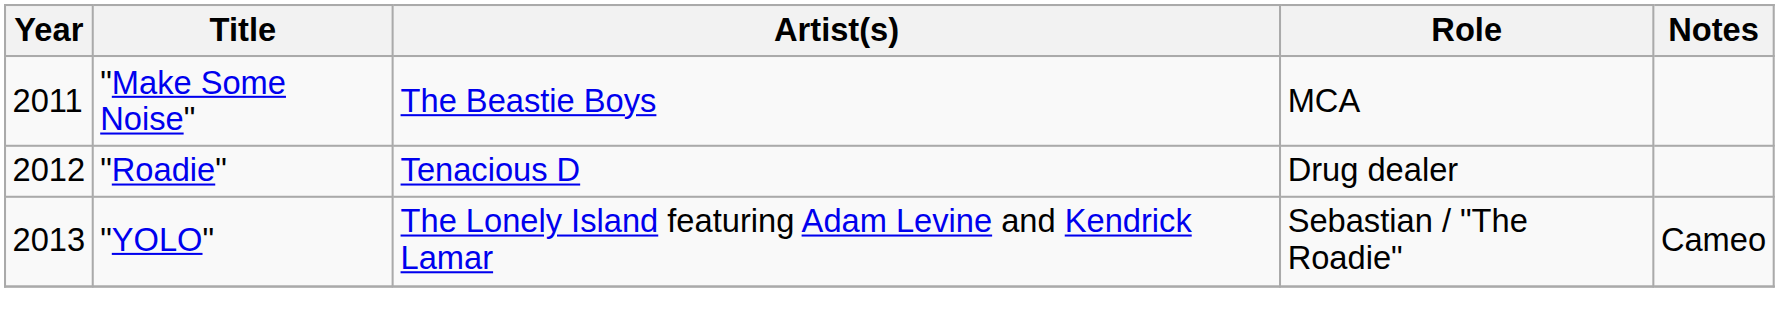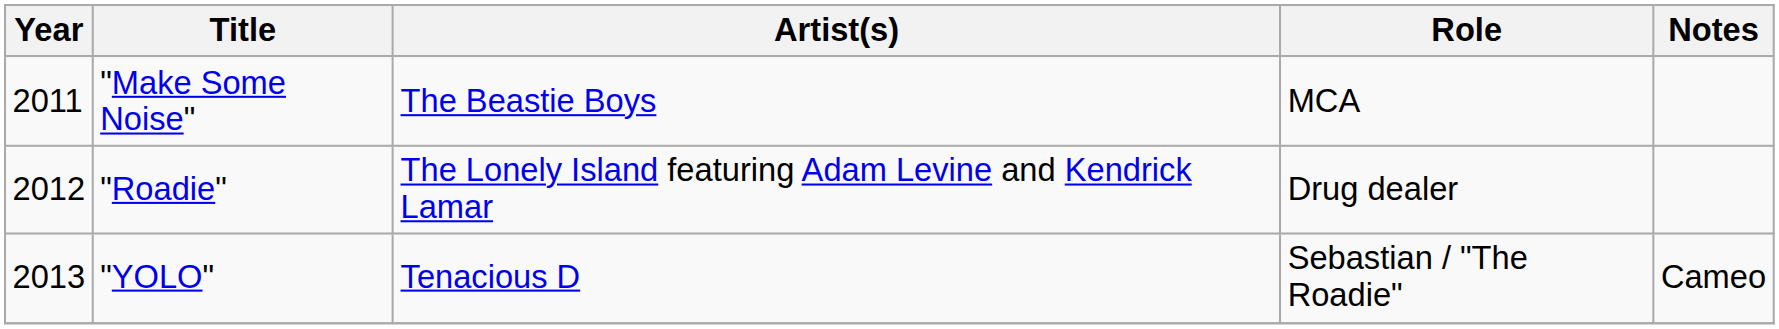(490, 170) Tenacious D -> (796, 188) The Lonely Island featuring Adam Levine and Kendrick Lamar
(796, 240) The Lonely Island featuring Adam Levine and Kendrick Lamar -> (490, 277) Tenacious D
